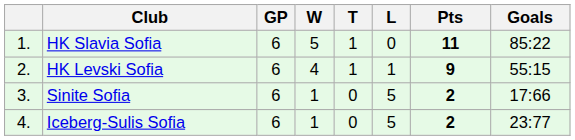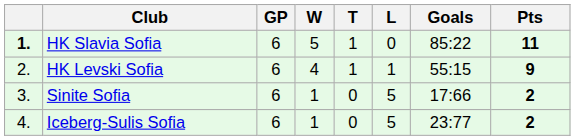columns swapped: (530, 17) <-> (450, 17)
(24, 43) normal -> (24, 43) bold
